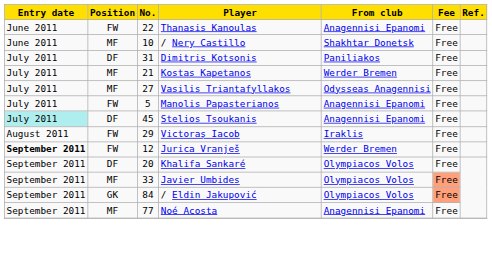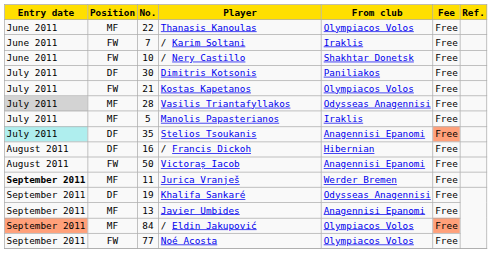(112, 27) FW -> (112, 27) MF
(374, 27) Anagennisi Epanomi -> (369, 27) Olympiacos Volos
+ row: (203, 42)
(112, 42) MF -> (112, 58) FW
(148, 58) 31 -> (148, 73) 30
(112, 73) MF -> (112, 88) FW
(360, 73) Werder Bremen -> (369, 88) Olympiacos Volos
(32, 88) no background -> (32, 104) lightgrey background
(148, 88) 27 -> (148, 104) 28
(112, 104) FW -> (112, 119) MF
(374, 104) Anagennisi Epanomi -> (343, 119) Iraklis
(148, 119) 45 -> (148, 134) 35
(447, 119) no background -> (447, 134) lightsalmon background
+ row: (206, 149)
(148, 134) 29 -> (148, 165) 50
(343, 134) Iraklis -> (374, 165) Anagennisi Epanomi
(112, 149) FW -> (112, 180) MF
(148, 149) 12 -> (148, 180) 11
(148, 165) 20 -> (148, 195) 19
(369, 165) Olympiacos Volos -> (377, 195) Odysseas Anagennisi
(148, 180) 33 -> (148, 210) 13
(369, 180) Olympiacos Volos -> (374, 210) Anagennisi Epanomi
(447, 180) lightsalmon background -> (447, 210) no background
(46, 195) no background -> (46, 226) lightsalmon background
(112, 195) GK -> (112, 226) MF
(112, 210) MF -> (112, 241) FW
(374, 210) Anagennisi Epanomi -> (369, 241) Olympiacos Volos
